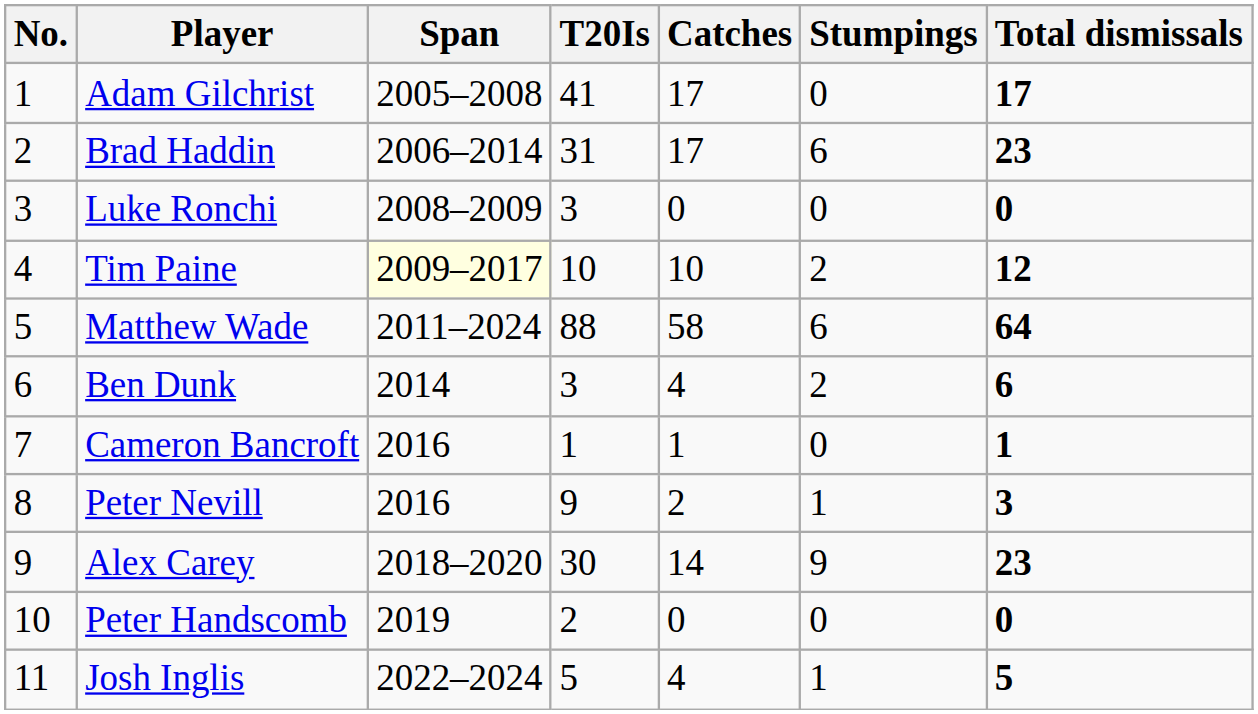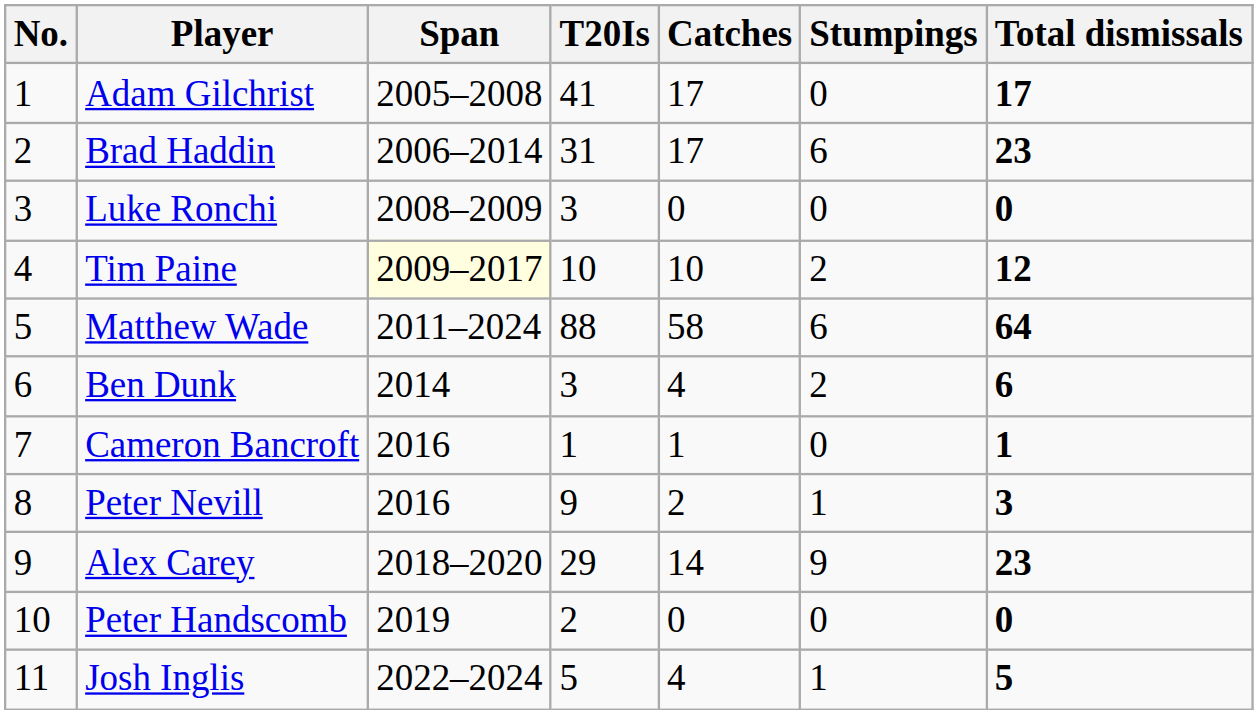(578, 561) 30 -> (578, 561) 29
